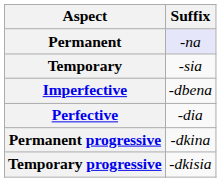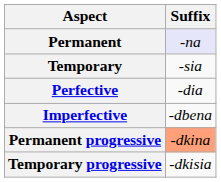rows swapped: (85, 90) <-> (85, 115)
(190, 139) no background -> (190, 139) lightsalmon background
